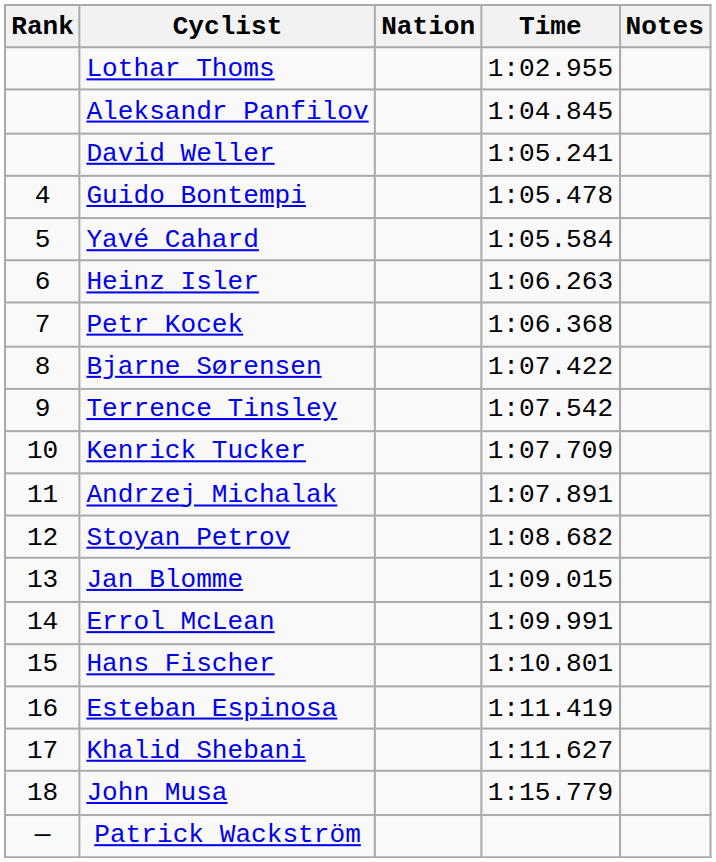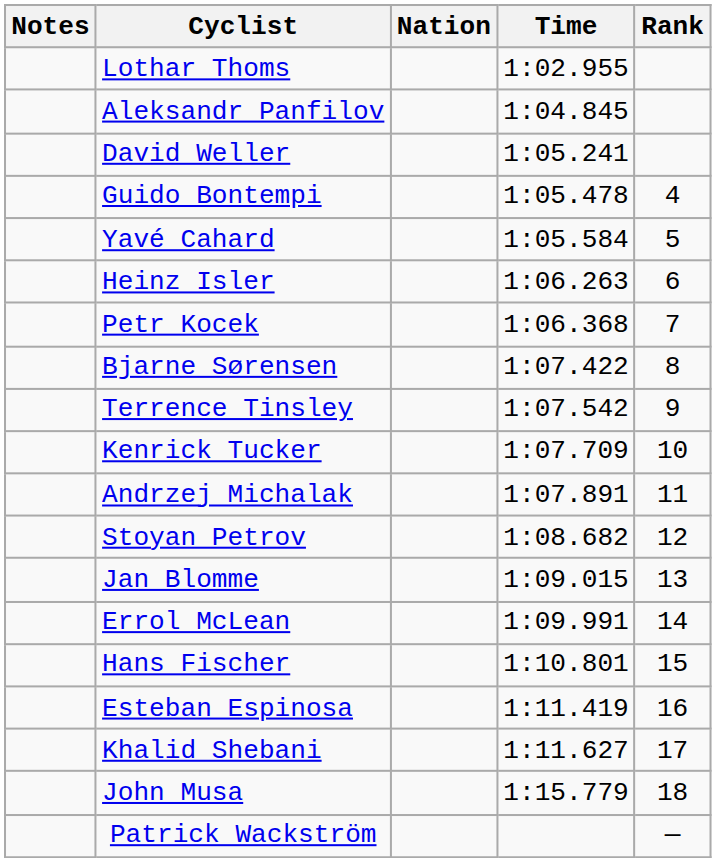columns swapped: (43, 26) <-> (665, 26)
